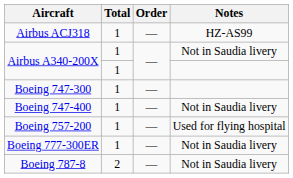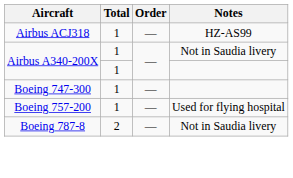- row: (53, 107)
- row: (53, 145)
